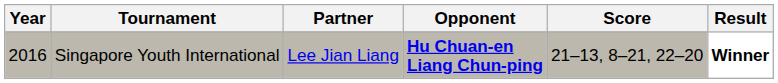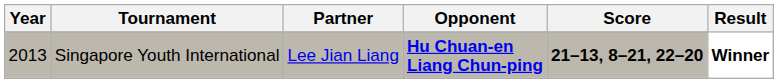(28, 55) 2016 -> (28, 55) 2013
(627, 55) normal -> (627, 55) bold
